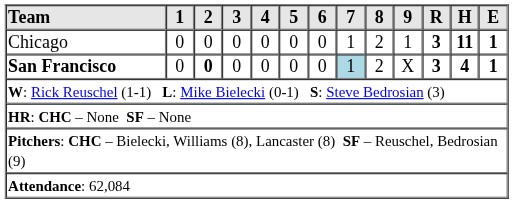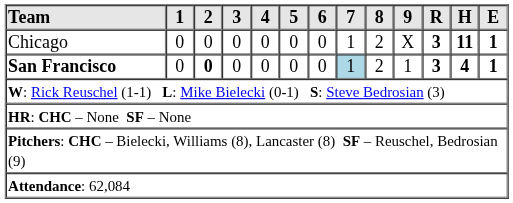(408, 42) 1 -> (408, 42) X
(408, 66) X -> (408, 66) 1
